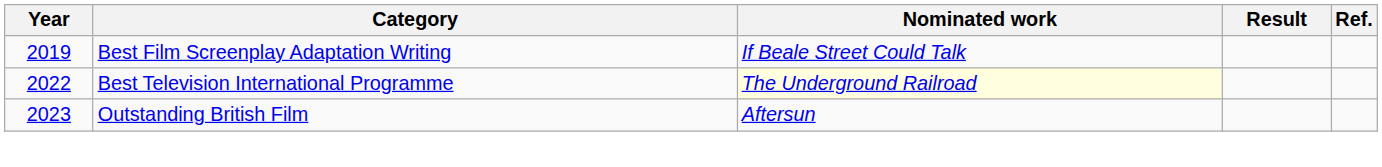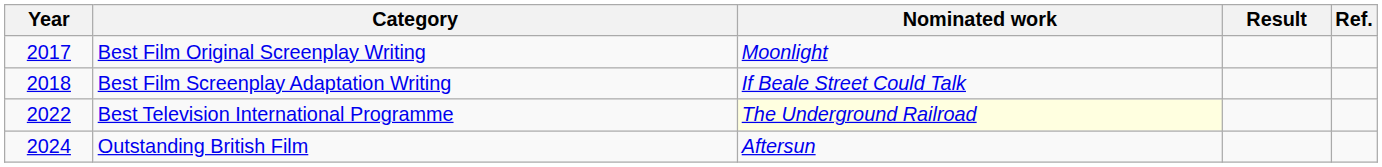+ row: (262, 51)
(49, 51) 2019 -> (49, 83) 2018
(49, 114) 2023 -> (49, 146) 2024
